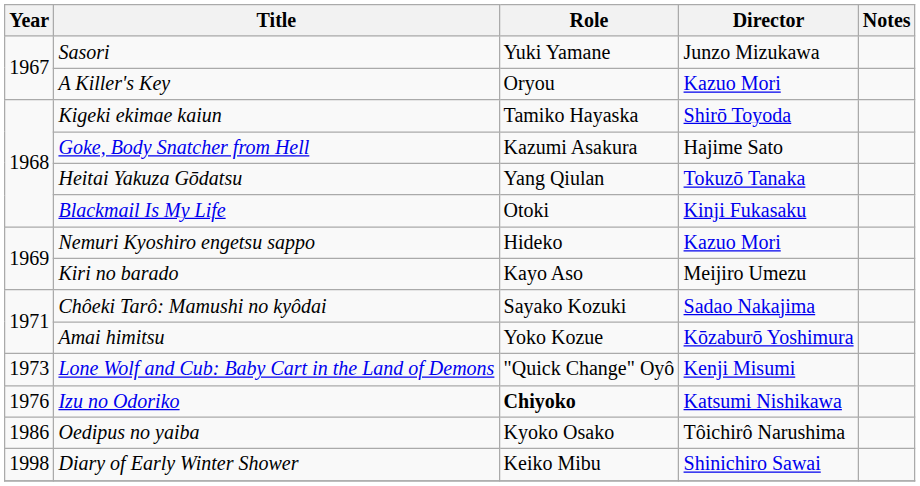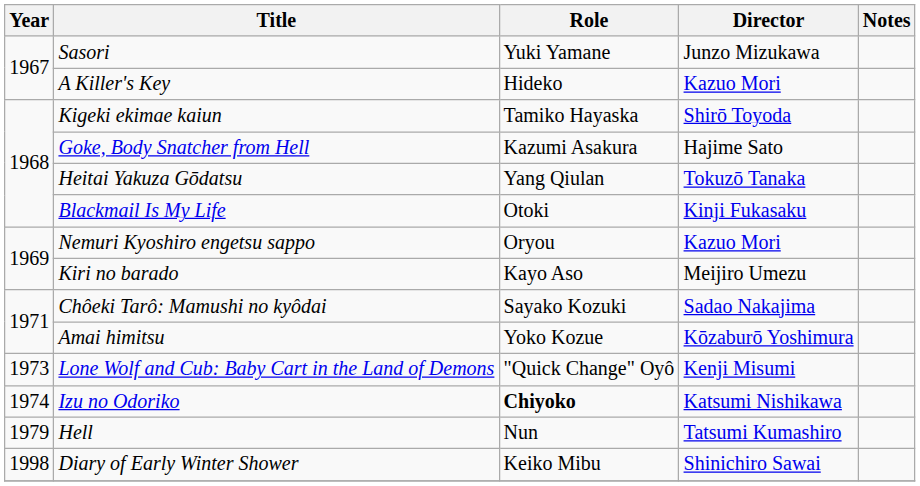(529, 83) Oryou -> (533, 83) Hideko
(533, 242) Hideko -> (529, 242) Oryou
(29, 400) 1976 -> (29, 400) 1974
+ row: (76, 432)
- row: (129, 432)
